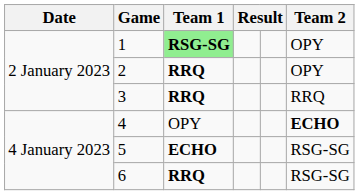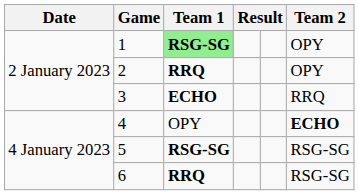(186, 96) RRQ -> (192, 96) ECHO
(192, 149) ECHO -> (199, 149) RSG-SG
